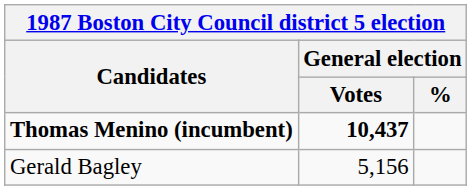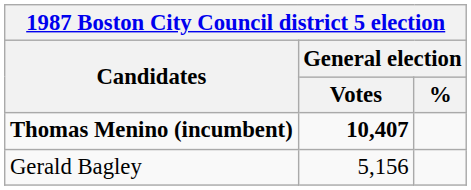(377, 130) 10,437 -> (377, 130) 10,407
